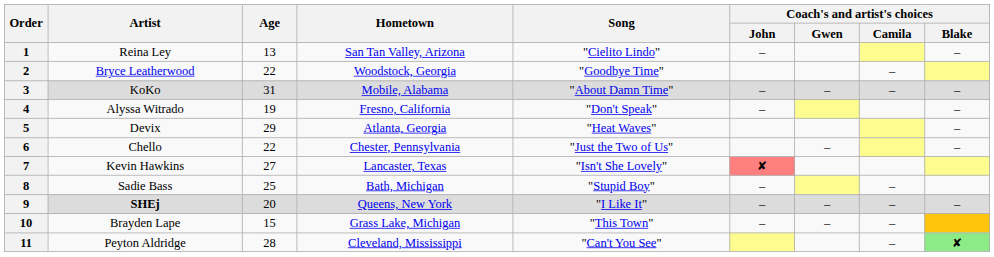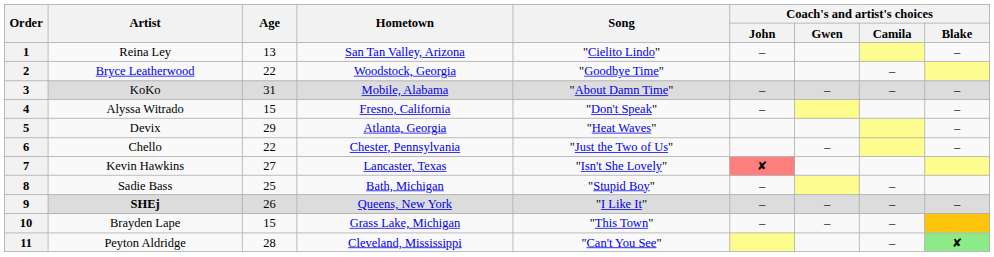(270, 109) 19 -> (270, 109) 15
(270, 204) 20 -> (270, 204) 26
